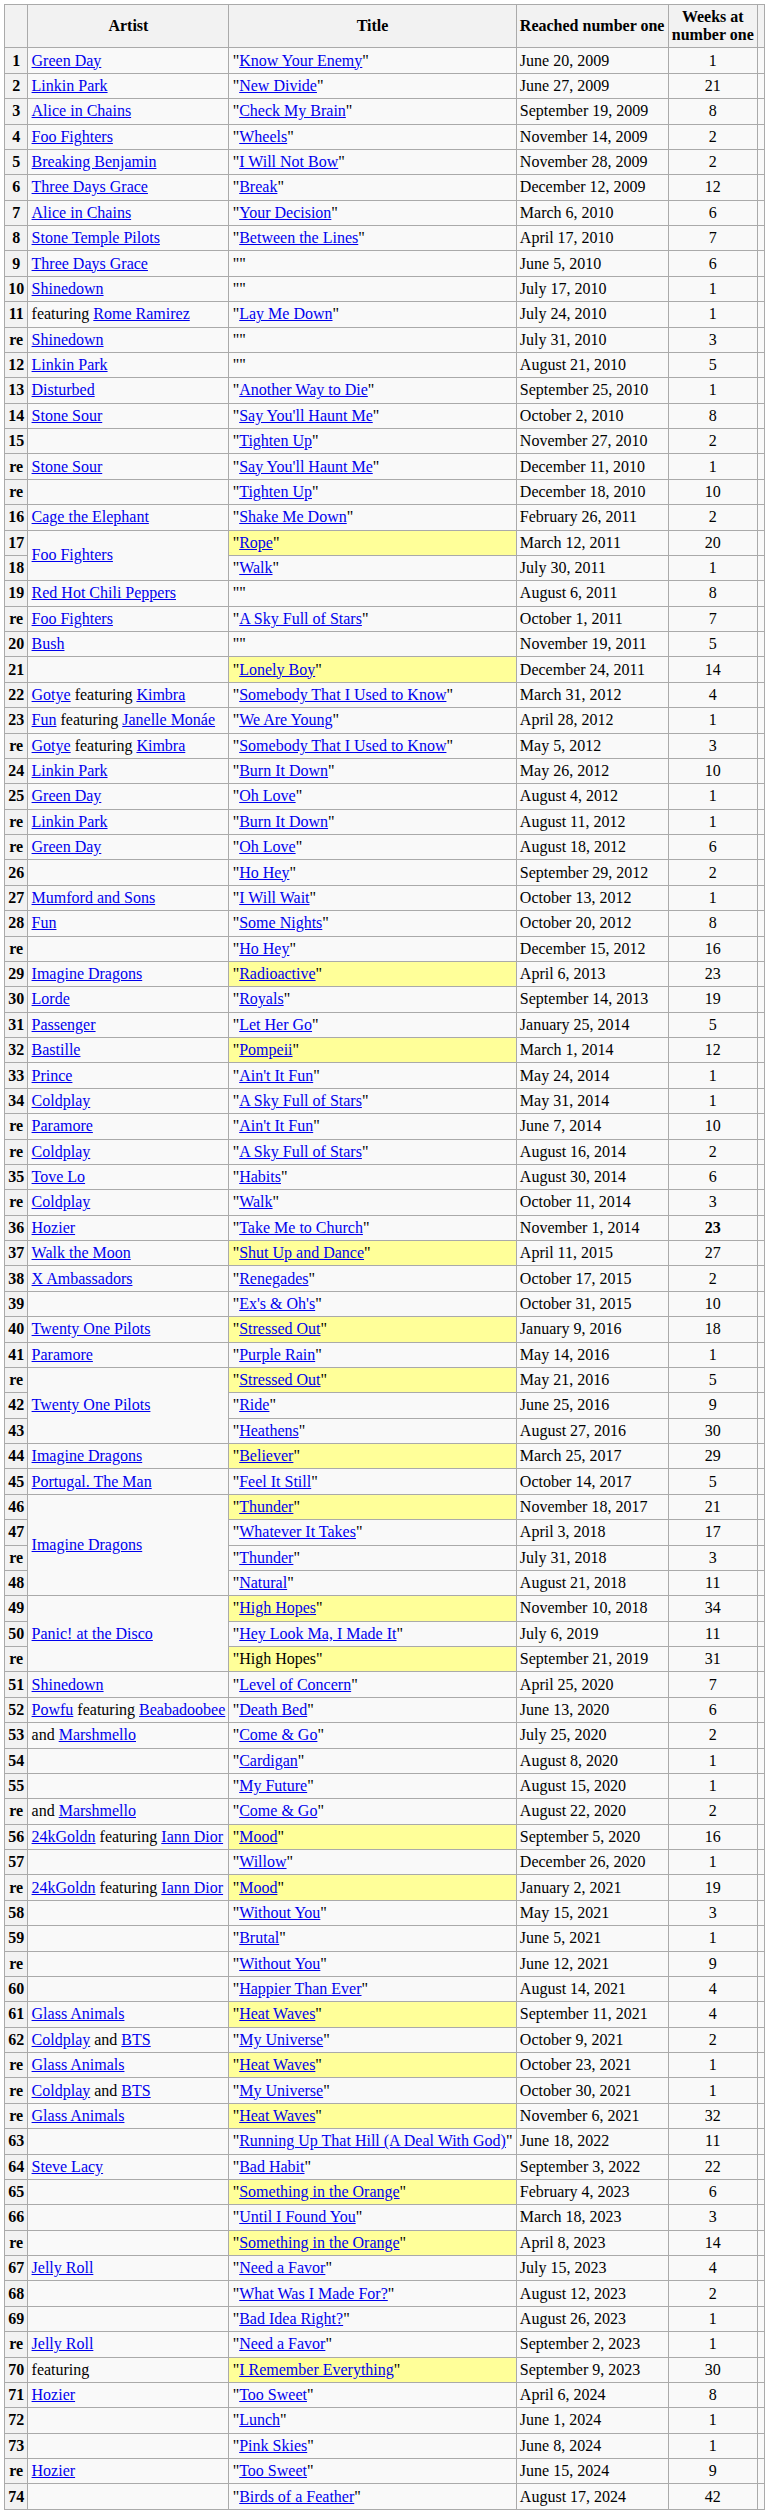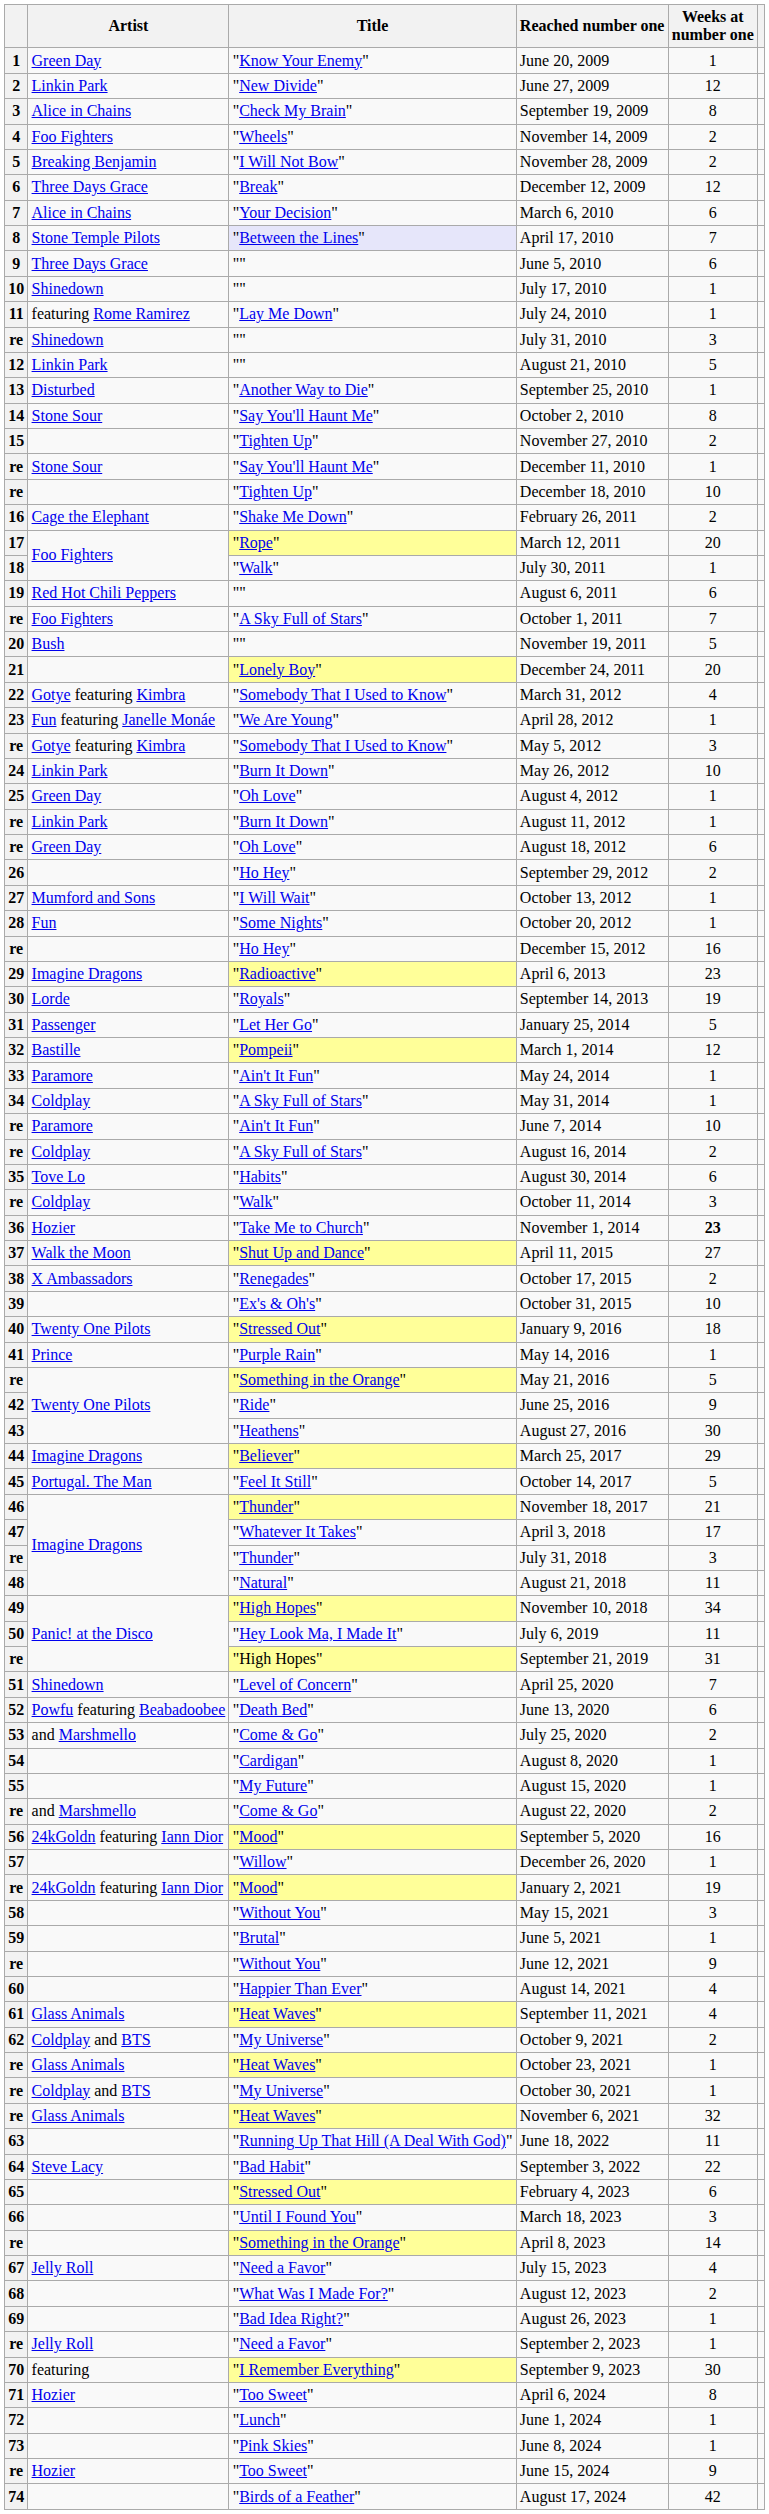(713, 85) 21 -> (713, 85) 12
(299, 238) no background -> (299, 238) lavender background
(713, 593) 8 -> (713, 593) 6
(713, 669) 14 -> (713, 669) 20
(713, 923) 8 -> (713, 923) 1
(52, 1075) Prince -> (62, 1075) Paramore
(62, 1354) Paramore -> (52, 1354) Prince
(280, 1380) "Stressed Out" -> (319, 1380) "Something in the Orange"
(319, 2192) "Something in the Orange" -> (280, 2192) "Stressed Out"
